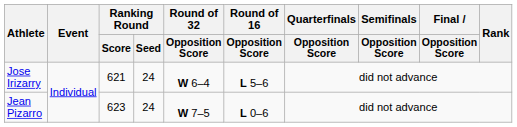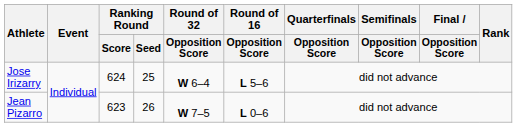(116, 78) 621 -> (116, 78) 624
(148, 78) 24 -> (148, 78) 25
(148, 107) 24 -> (148, 107) 26
